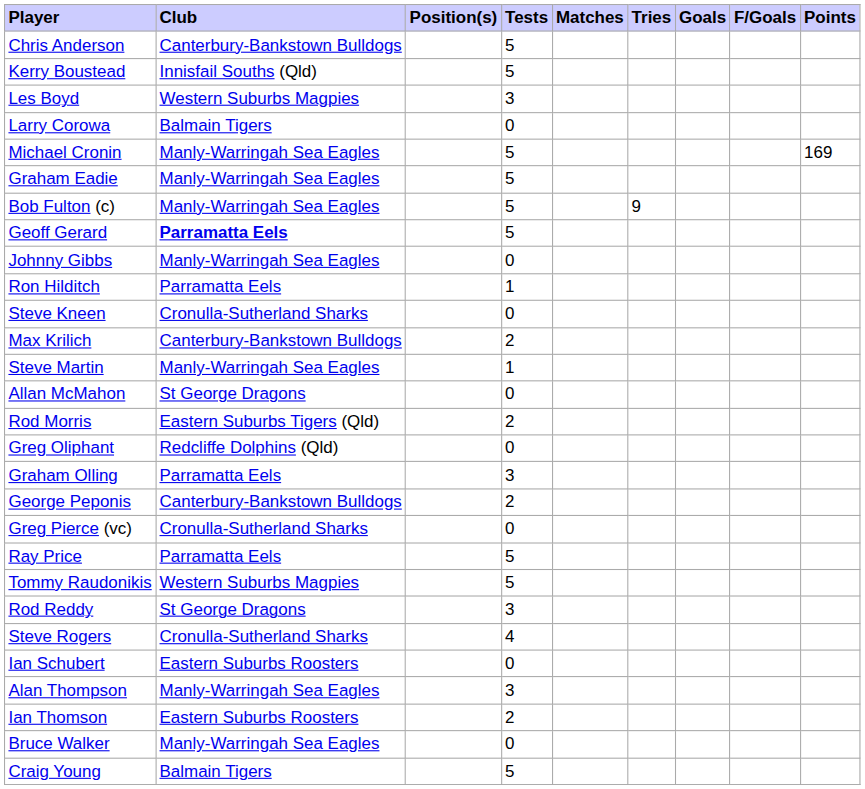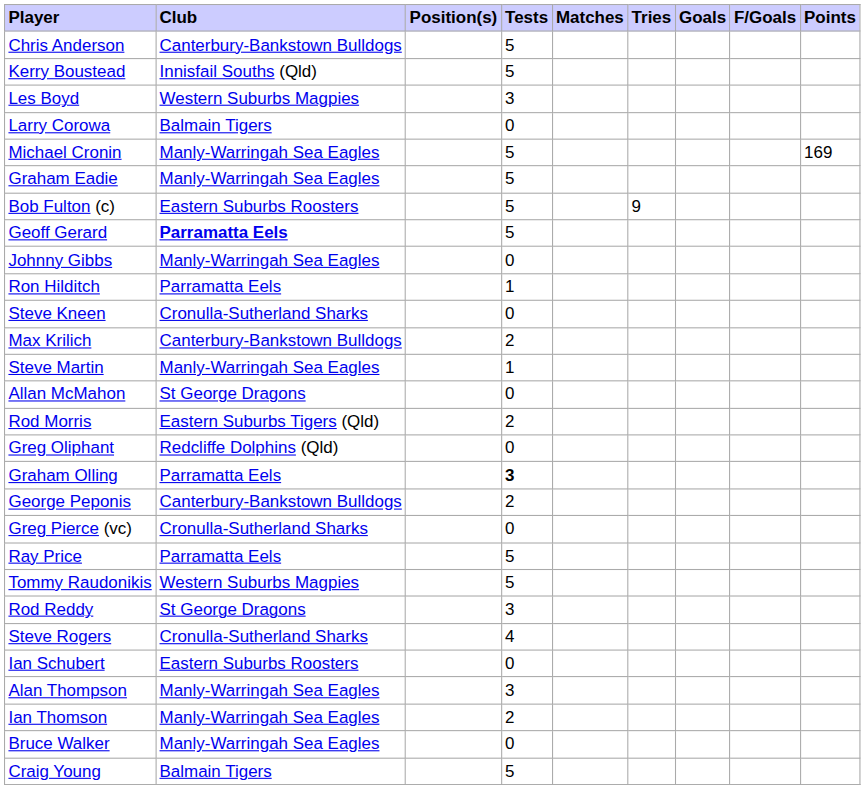(269, 206) Manly-Warringah Sea Eagles -> (259, 206) Eastern Suburbs Roosters
(510, 475) normal -> (510, 475) bold
(259, 717) Eastern Suburbs Roosters -> (269, 717) Manly-Warringah Sea Eagles
